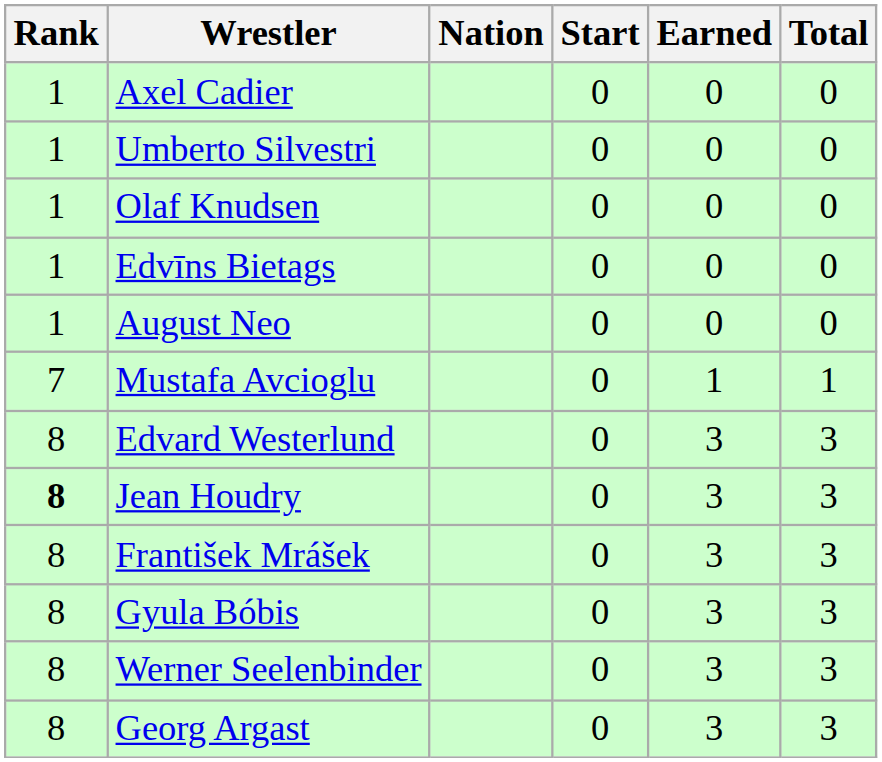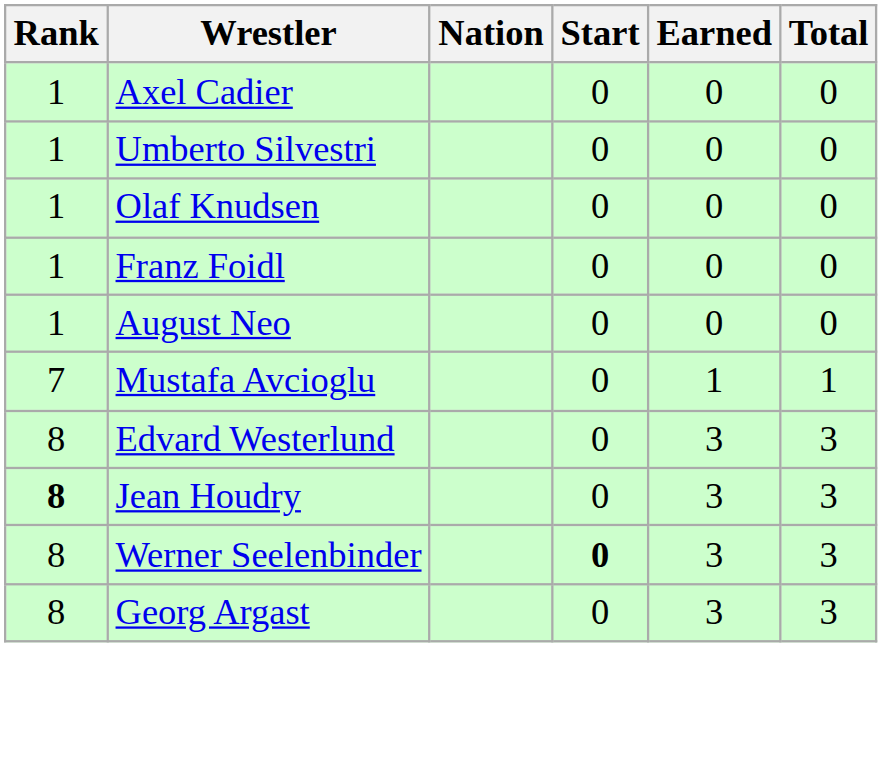- row: (225, 264)
+ row: (200, 264)
- row: (243, 554)
- row: (207, 611)
(600, 669) normal -> (600, 554) bold
